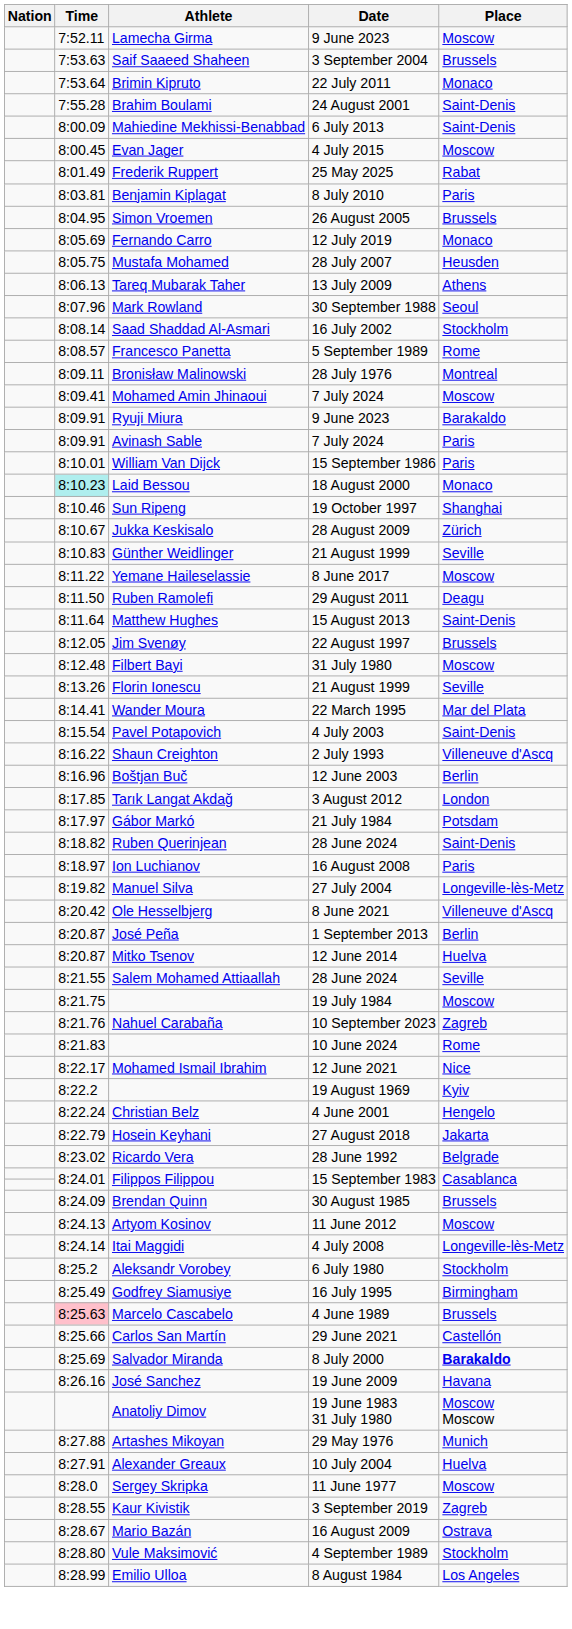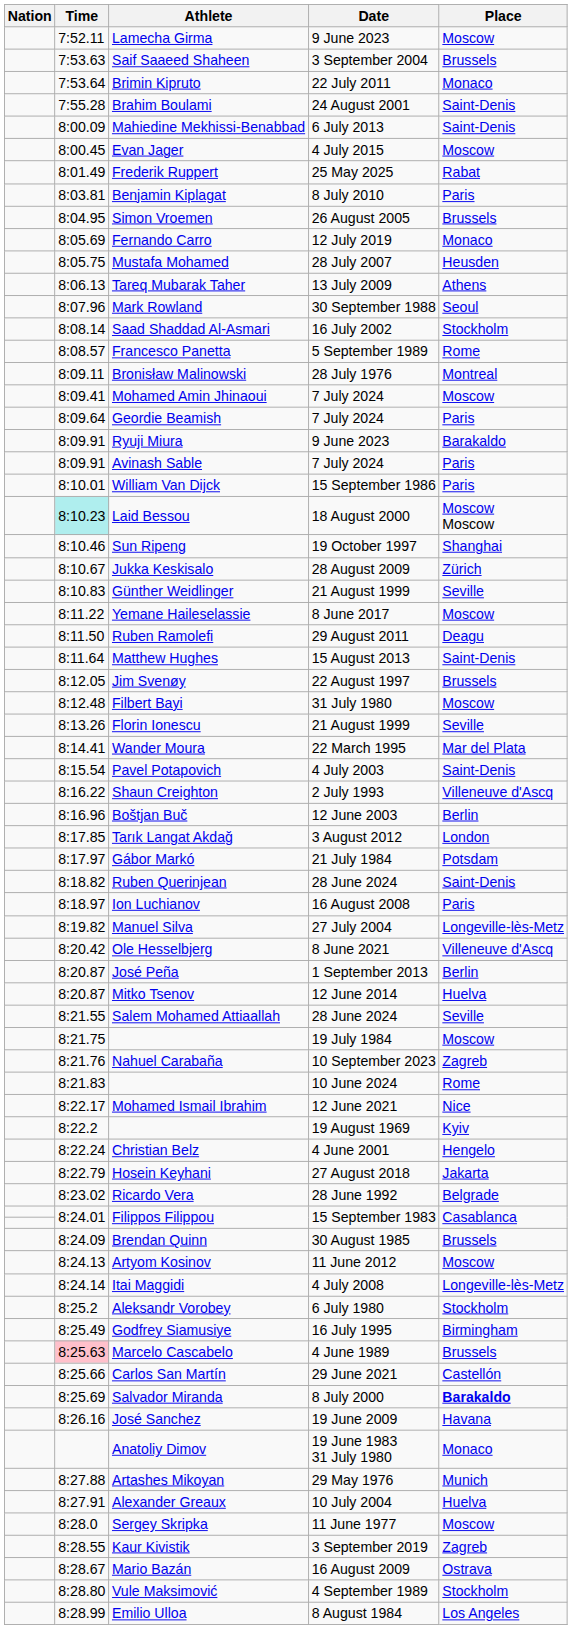+ row: (167, 419)
(467, 486) Monaco -> (468, 516) Moscow Moscow
(468, 1411) Moscow Moscow -> (467, 1449) Monaco
